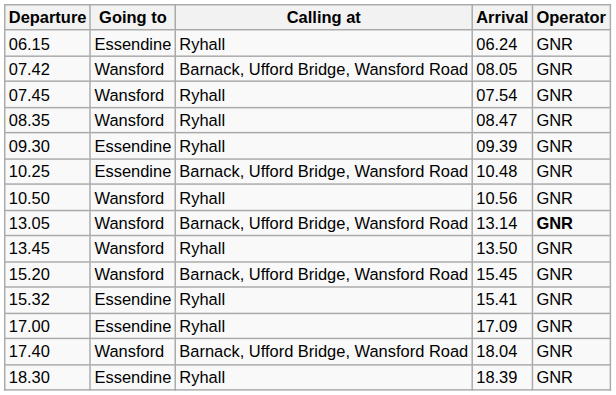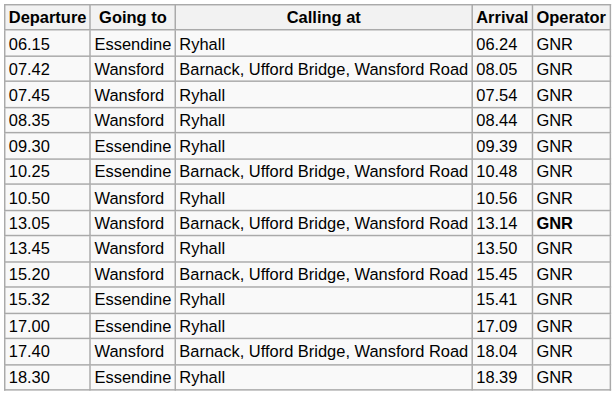(497, 120) 08.47 -> (497, 120) 08.44
